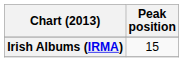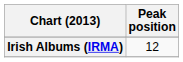(152, 47) 15 -> (152, 47) 12
